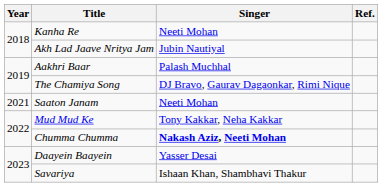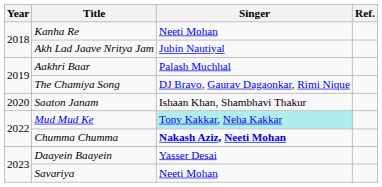(18, 102) 2021 -> (18, 102) 2020
(188, 102) Neeti Mohan -> (233, 102) Ishaan Khan, Shambhavi Thakur
(221, 119) no background -> (221, 119) paleturquoise background
(233, 173) Ishaan Khan, Shambhavi Thakur -> (188, 173) Neeti Mohan
